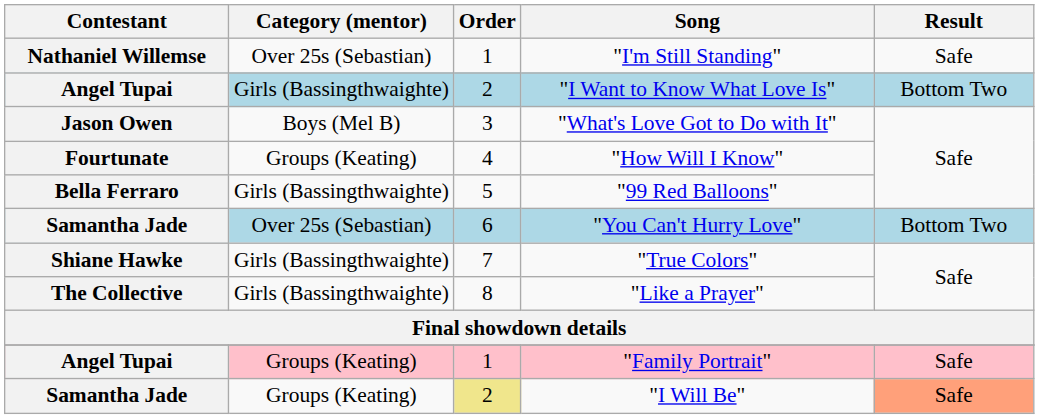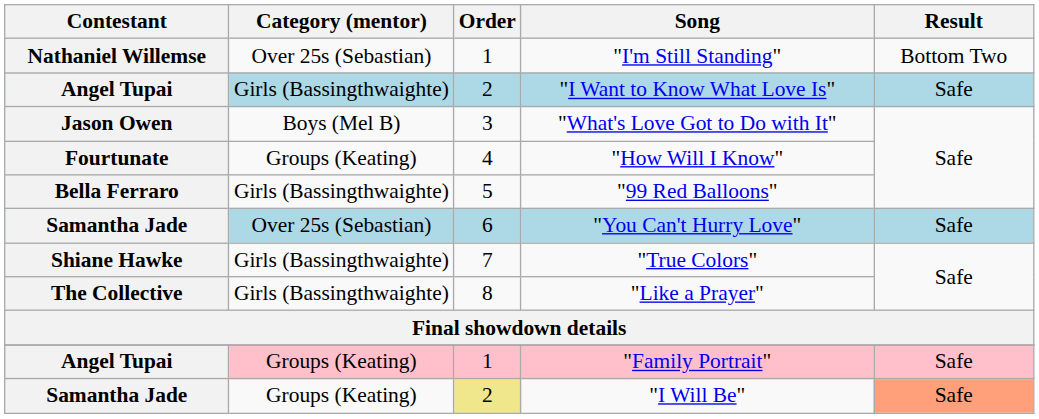(954, 55) Safe -> (954, 55) Bottom Two
(954, 89) Bottom Two -> (954, 89) Safe
(954, 225) Bottom Two -> (954, 225) Safe
